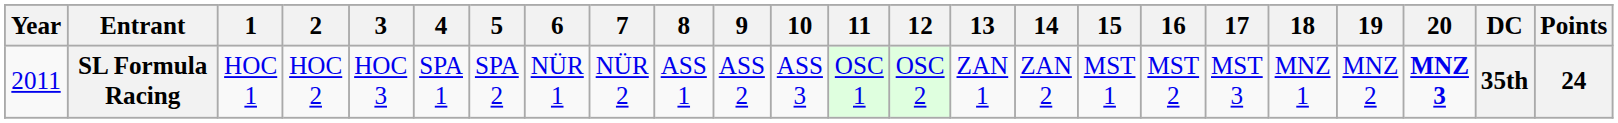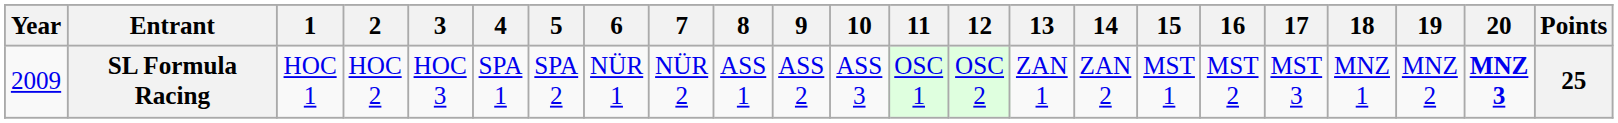- column: (1505, 24)
(36, 81) 2011 -> (36, 81) 2009
(1574, 81) 24 -> (1574, 81) 25
